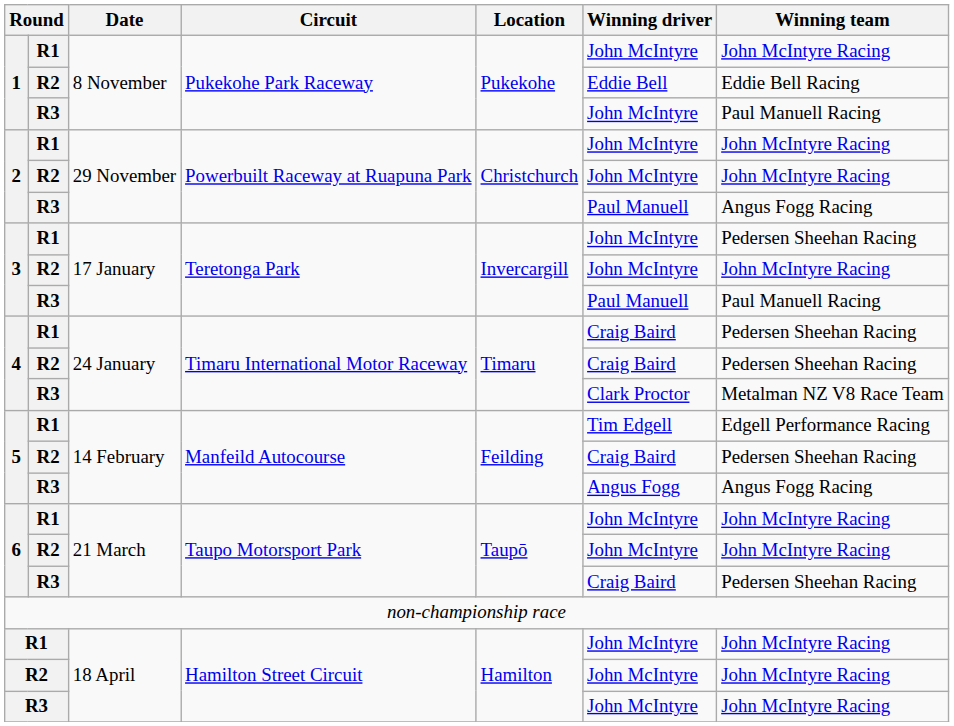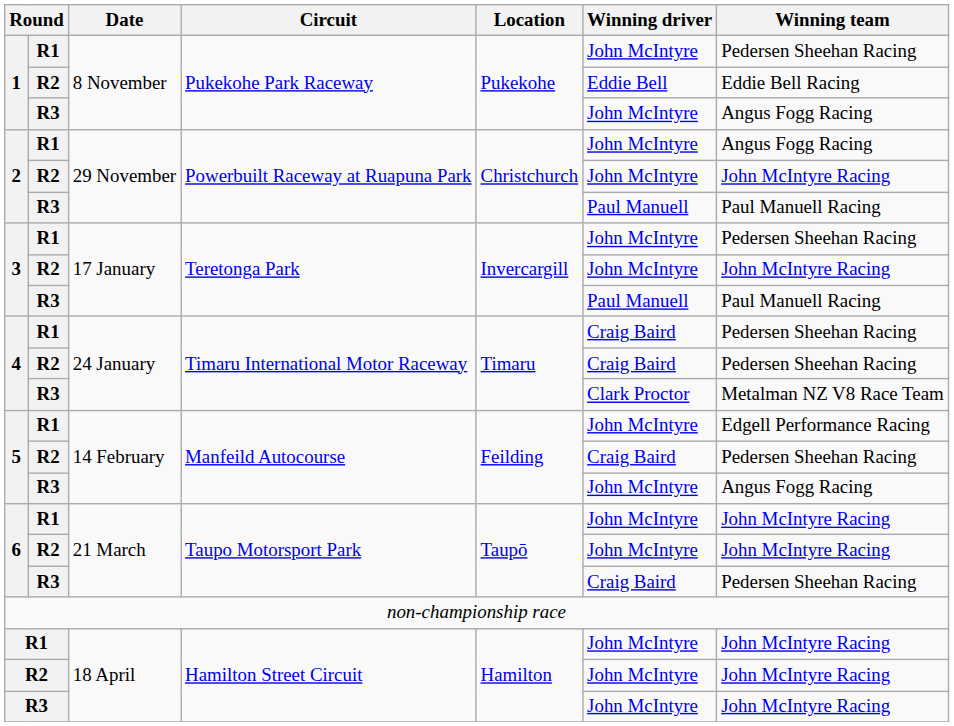(806, 50) John McIntyre Racing -> (819, 50) Pedersen Sheehan Racing
(801, 113) Paul Manuell Racing -> (797, 113) Angus Fogg Racing
(806, 144) John McIntyre Racing -> (797, 144) Angus Fogg Racing
(797, 206) Angus Fogg Racing -> (801, 206) Paul Manuell Racing
(630, 425) Tim Edgell -> (642, 425) John McIntyre
(634, 487) Angus Fogg -> (642, 487) John McIntyre
